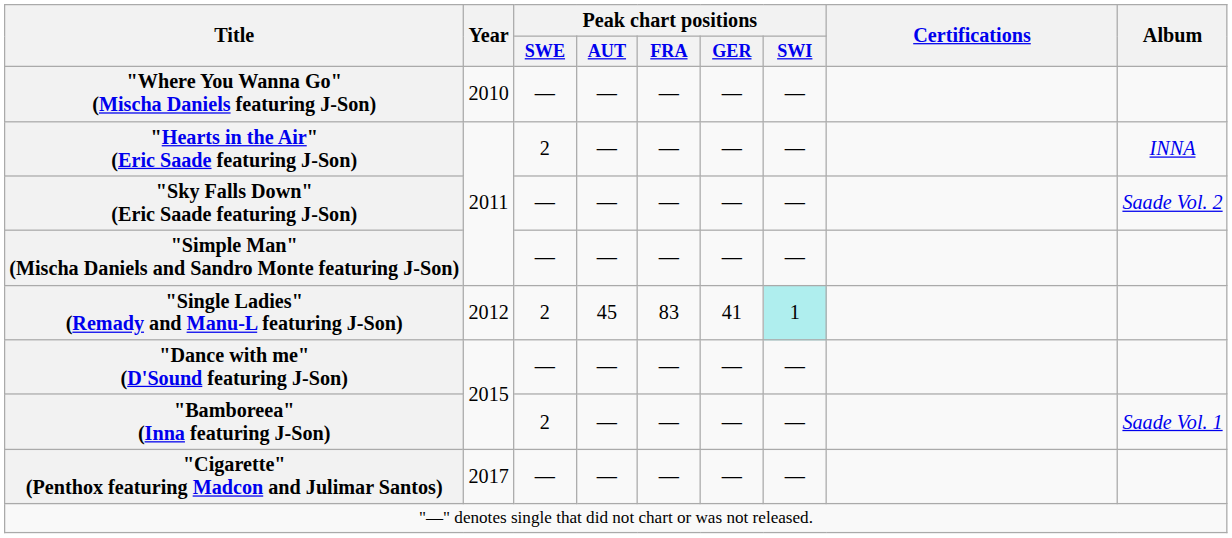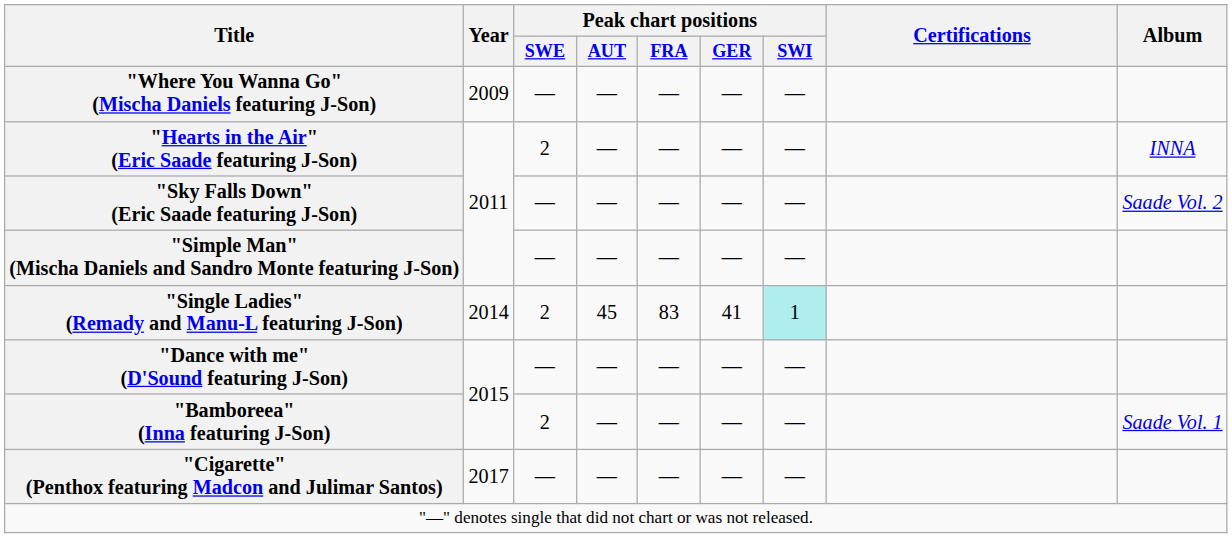(489, 93) 2010 -> (489, 93) 2009
(489, 312) 2012 -> (489, 312) 2014
